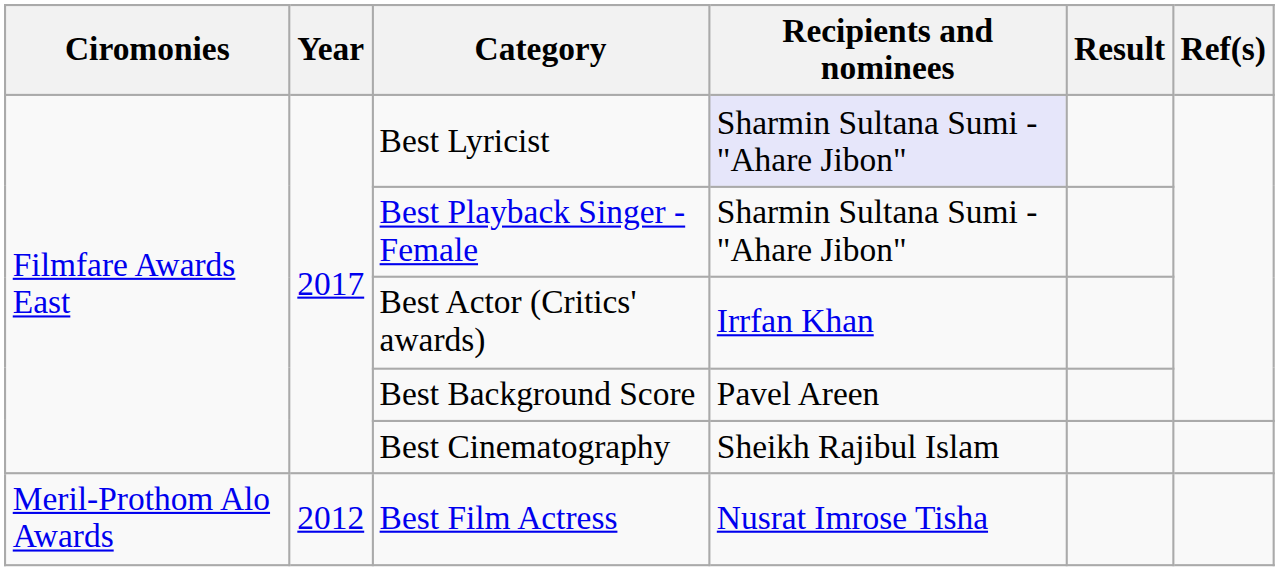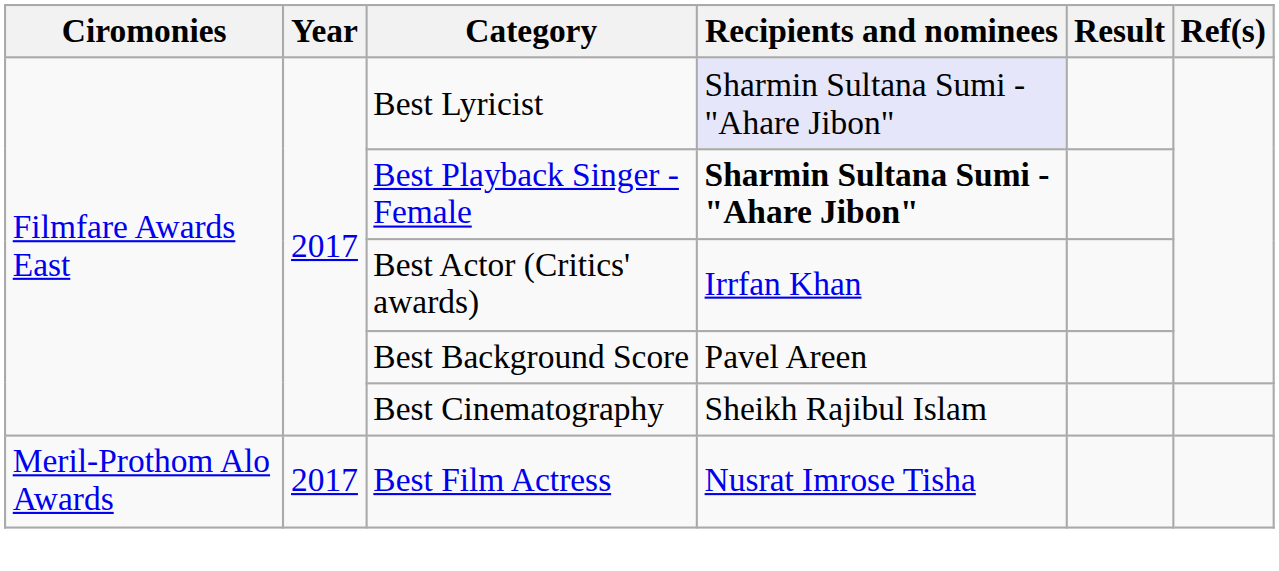(877, 231) normal -> (877, 193) bold
(331, 518) 2012 -> (324, 480) 2017
